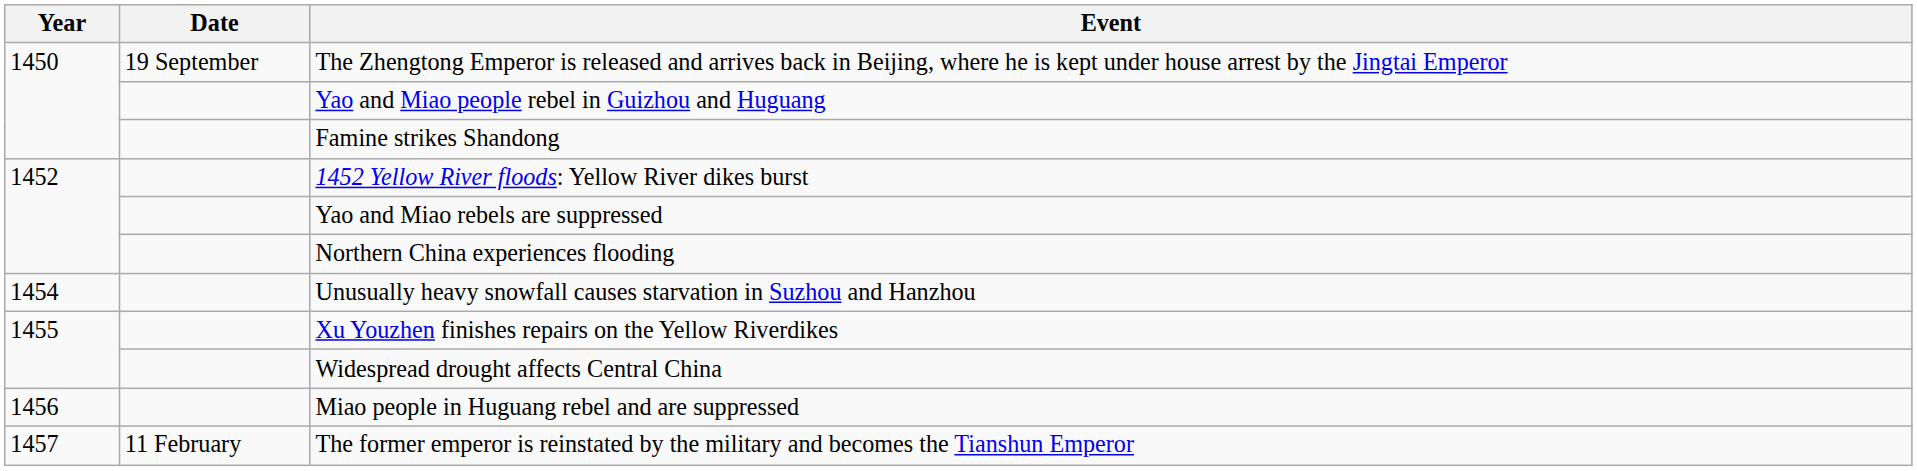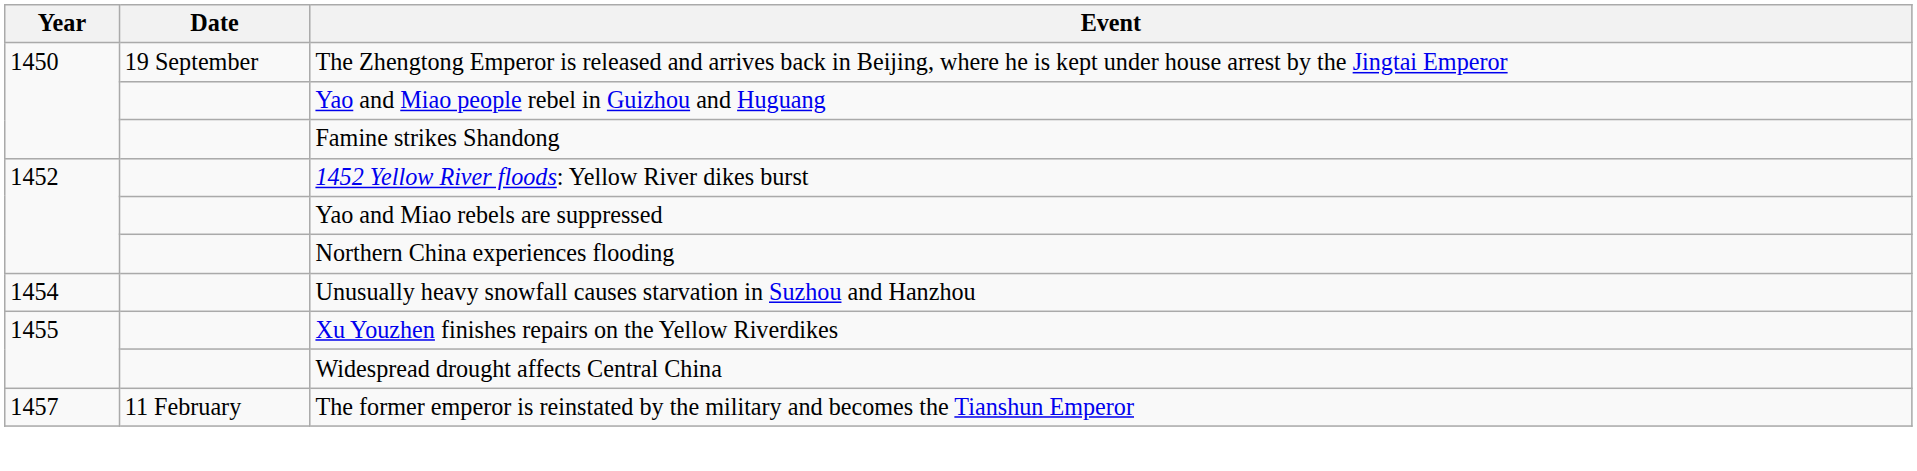- row: (557, 406)
